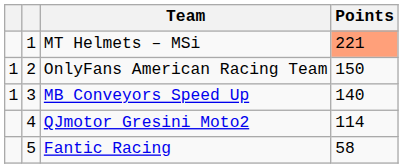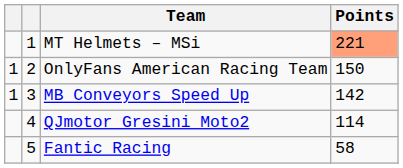(350, 97) 140 -> (350, 97) 142
